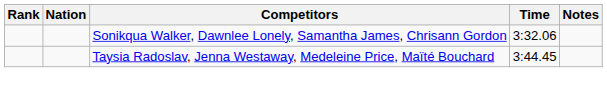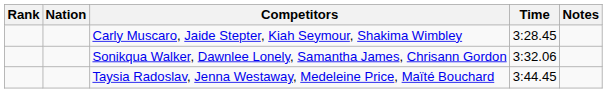+ row: (277, 35)
